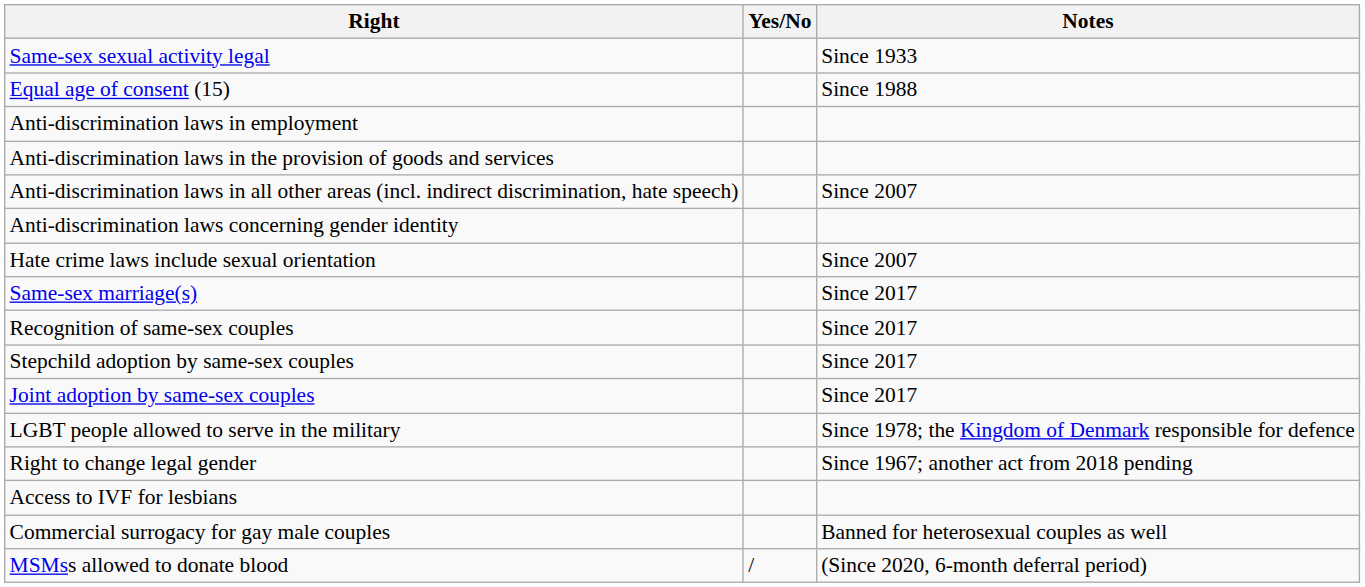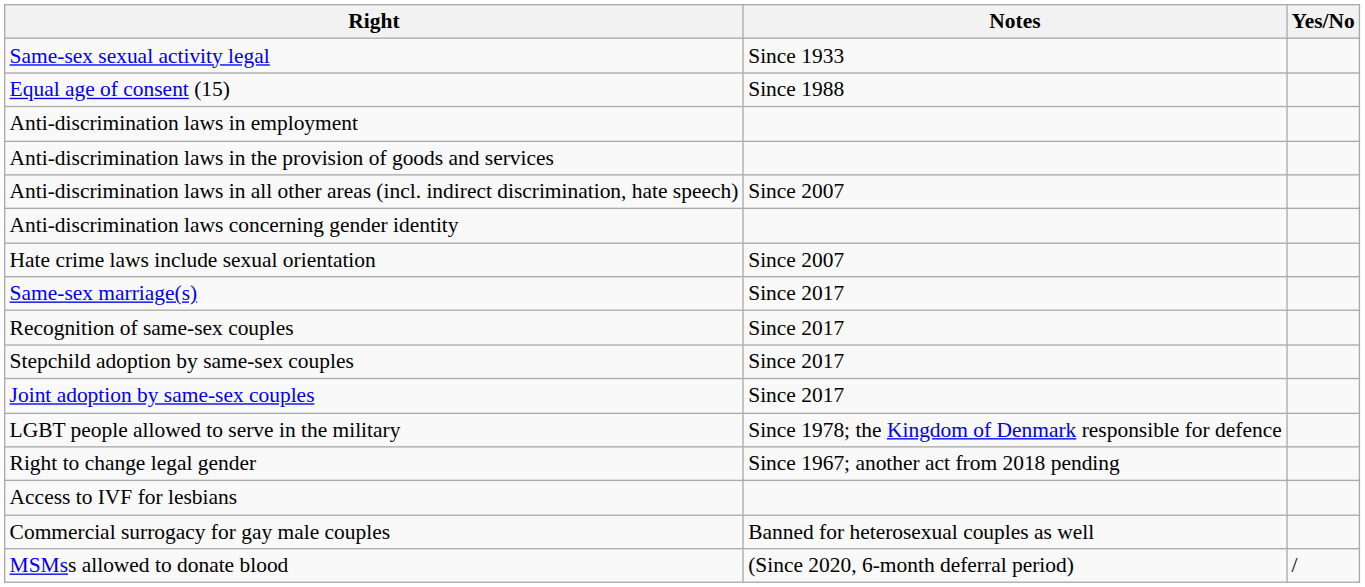columns swapped: (780, 21) <-> (1088, 21)
